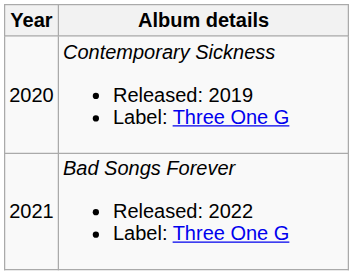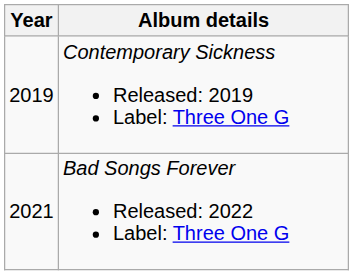(31, 94) 2020 -> (31, 94) 2019
